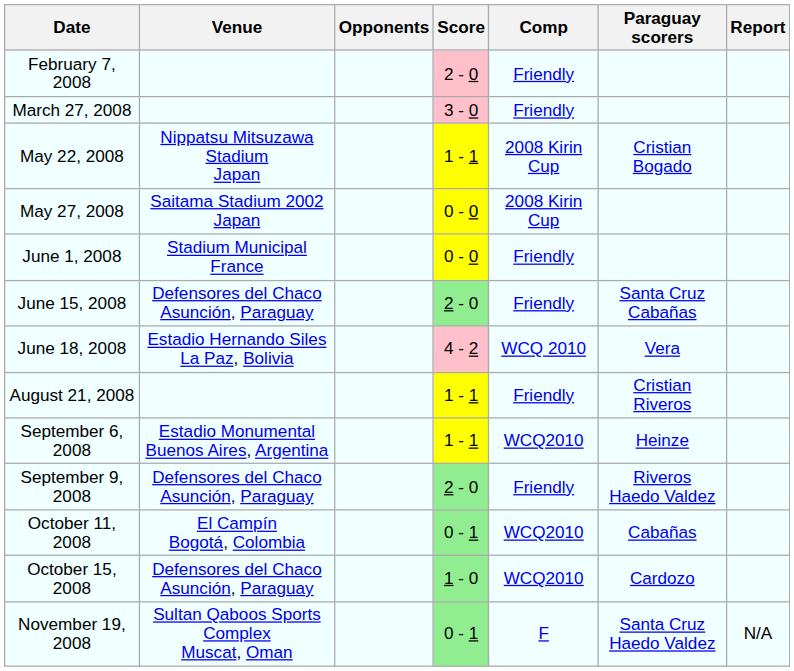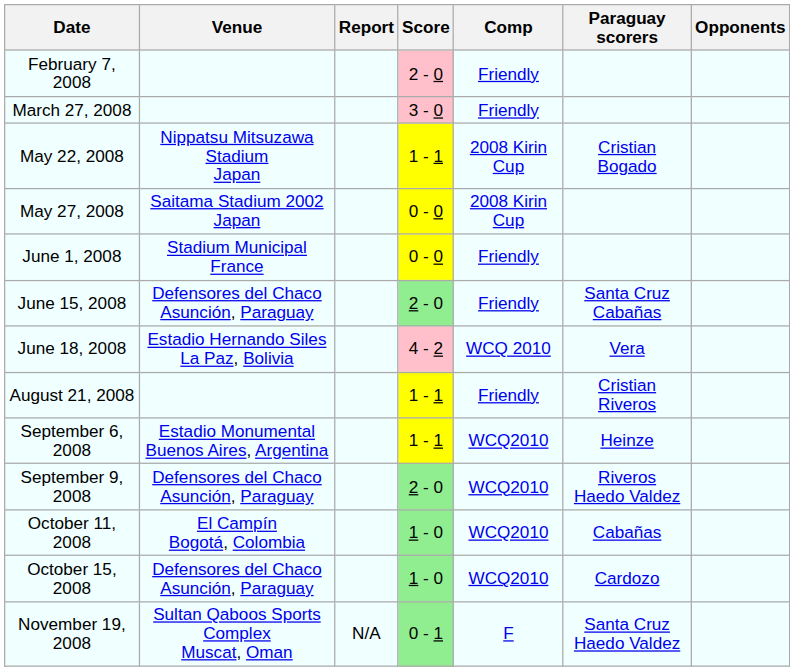columns swapped: (384, 27) <-> (758, 27)
(544, 486) Friendly -> (508, 486) WCQ2010
(461, 532) 0 - 1 -> (426, 532) 1 - 0
